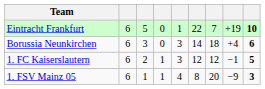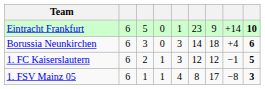(197, 28) 22 -> (197, 28) 23
(214, 28) 7 -> (214, 28) 9
(233, 28) +19 -> (233, 28) +14
(214, 76) 20 -> (214, 76) 17
(233, 76) −9 -> (233, 76) −8
